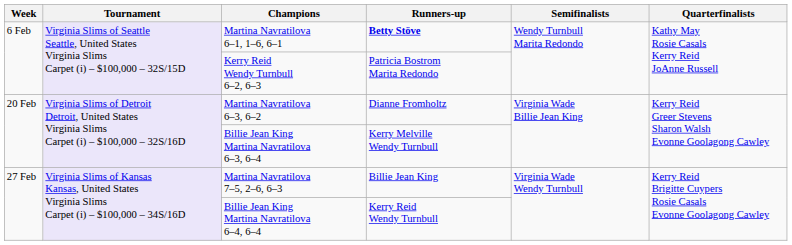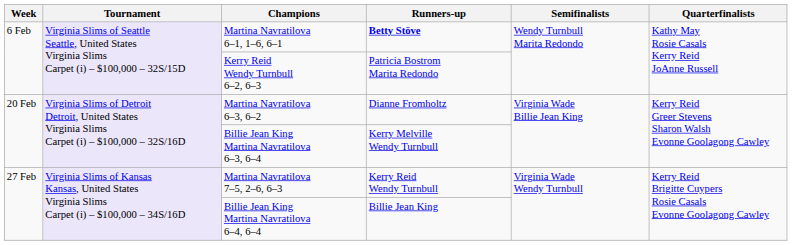(403, 176) Billie Jean King -> (403, 183) Kerry Reid Wendy Turnbull
(403, 213) Kerry Reid Wendy Turnbull -> (403, 206) Billie Jean King
